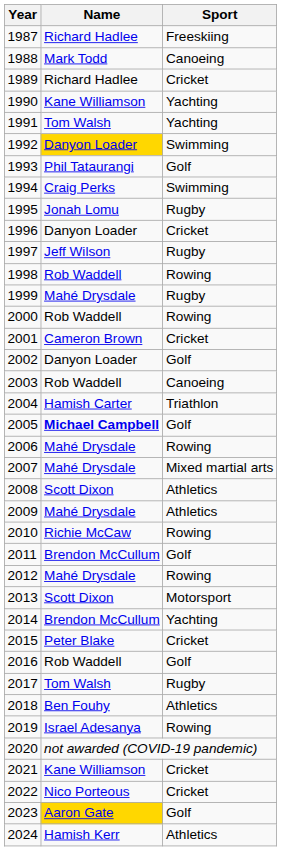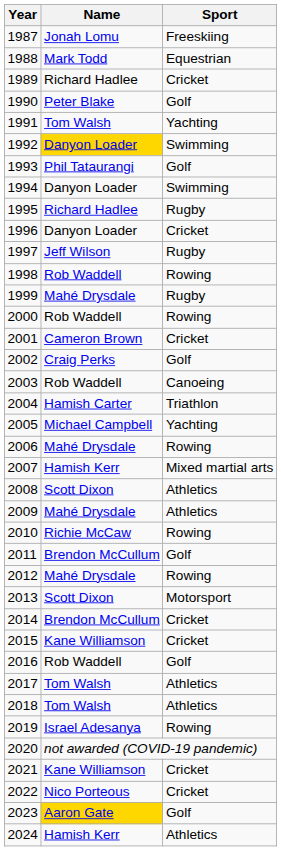(91, 36) Richard Hadlee -> (82, 36) Jonah Lomu
(195, 58) Canoeing -> (199, 58) Equestrian
(95, 101) Kane Williamson -> (79, 101) Peter Blake
(192, 101) Yachting -> (178, 101) Golf
(80, 187) Craig Perks -> (91, 187) Danyon Loader
(82, 209) Jonah Lomu -> (91, 209) Richard Hadlee
(91, 360) Danyon Loader -> (80, 360) Craig Perks
(102, 425) bold -> (98, 425) normal
(178, 425) Golf -> (192, 425) Yachting
(90, 468) Mahé Drysdale -> (82, 468) Hamish Kerr
(192, 619) Yachting -> (187, 619) Cricket
(79, 640) Peter Blake -> (95, 640) Kane Williamson
(186, 683) Rugby -> (192, 683) Athletics
(77, 705) Ben Fouhy -> (77, 705) Tom Walsh
